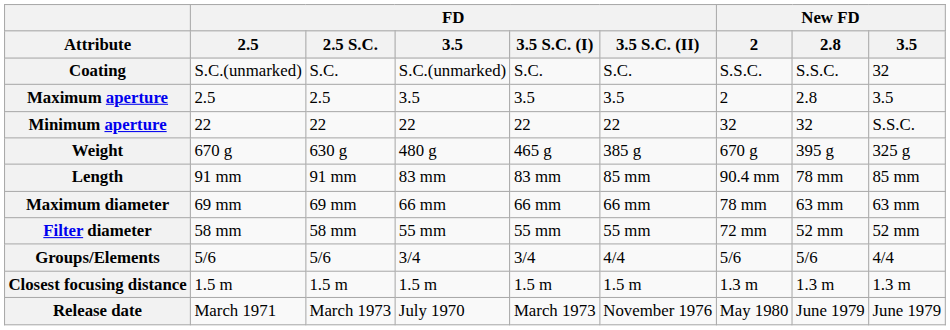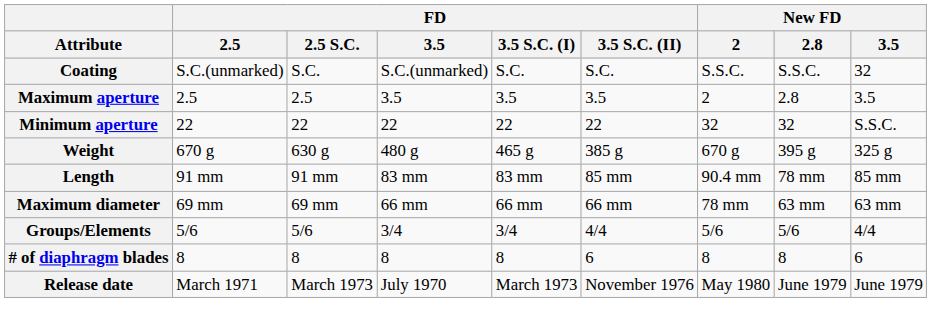- row: (98, 230)
+ row: (88, 257)
- row: (98, 284)
